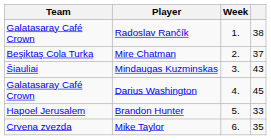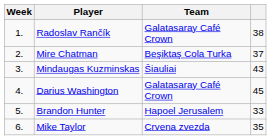columns swapped: (236, 12) <-> (58, 12)
